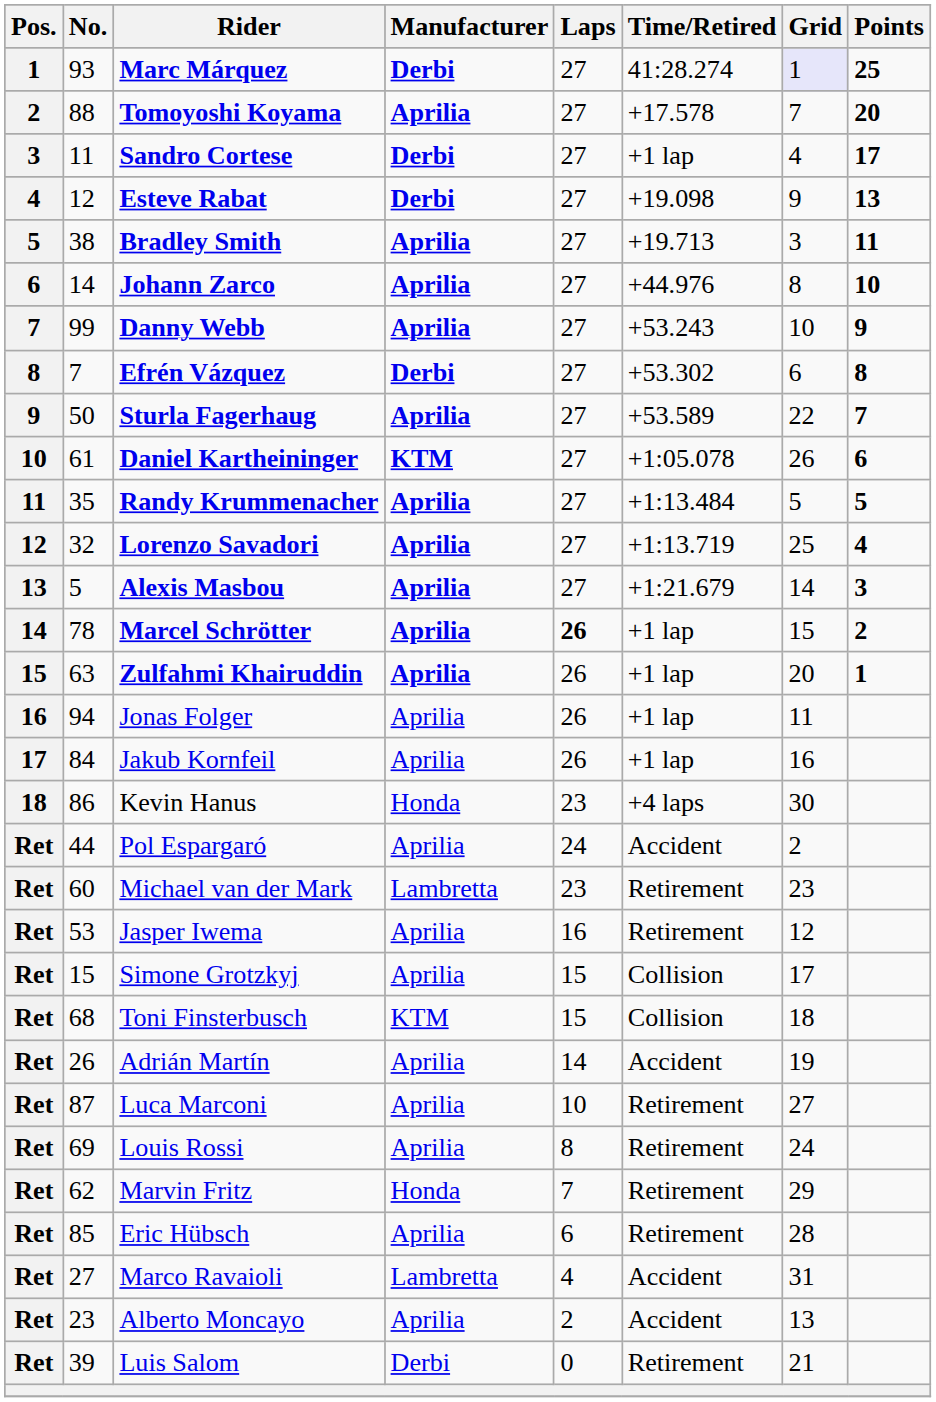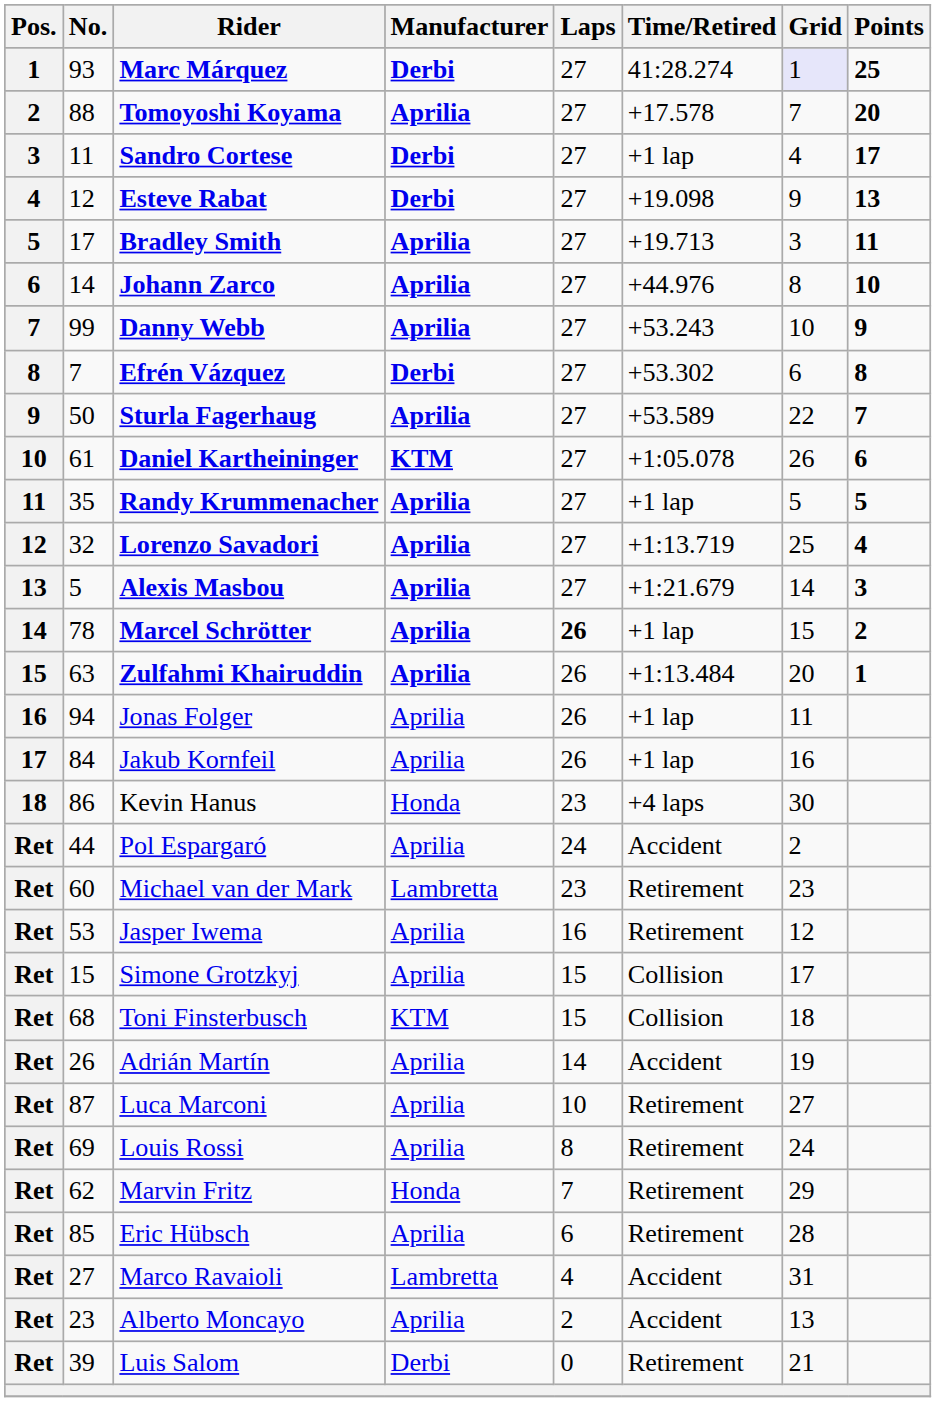(82, 241) 38 -> (82, 241) 17
(681, 500) +1:13.484 -> (661, 500) +1 lap
(661, 672) +1 lap -> (681, 672) +1:13.484
